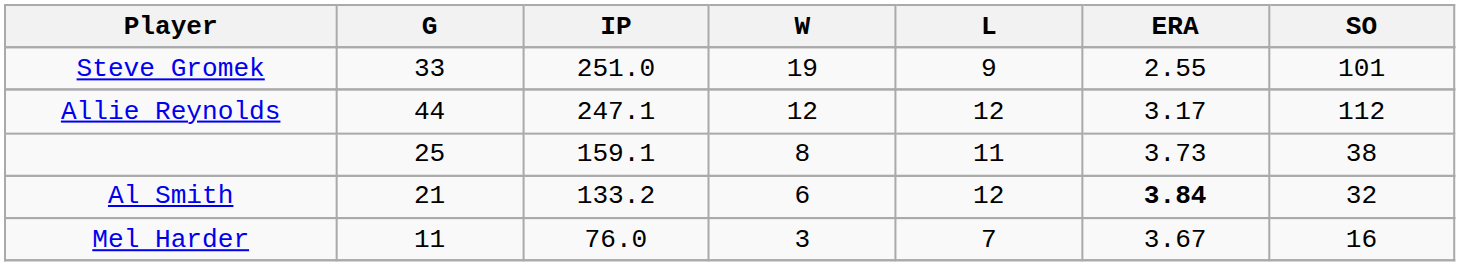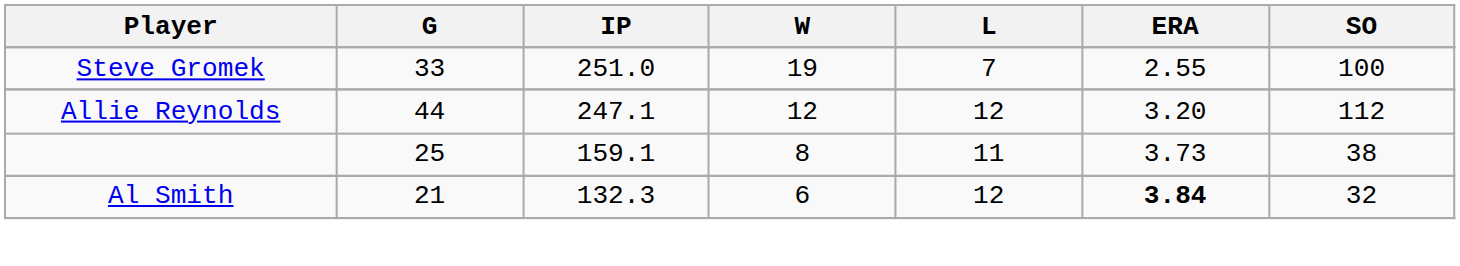(989, 69) 9 -> (989, 69) 7
(1362, 69) 101 -> (1362, 69) 100
(1175, 111) 3.17 -> (1175, 111) 3.20
(616, 197) 133.2 -> (616, 197) 132.3
- row: (171, 239)
